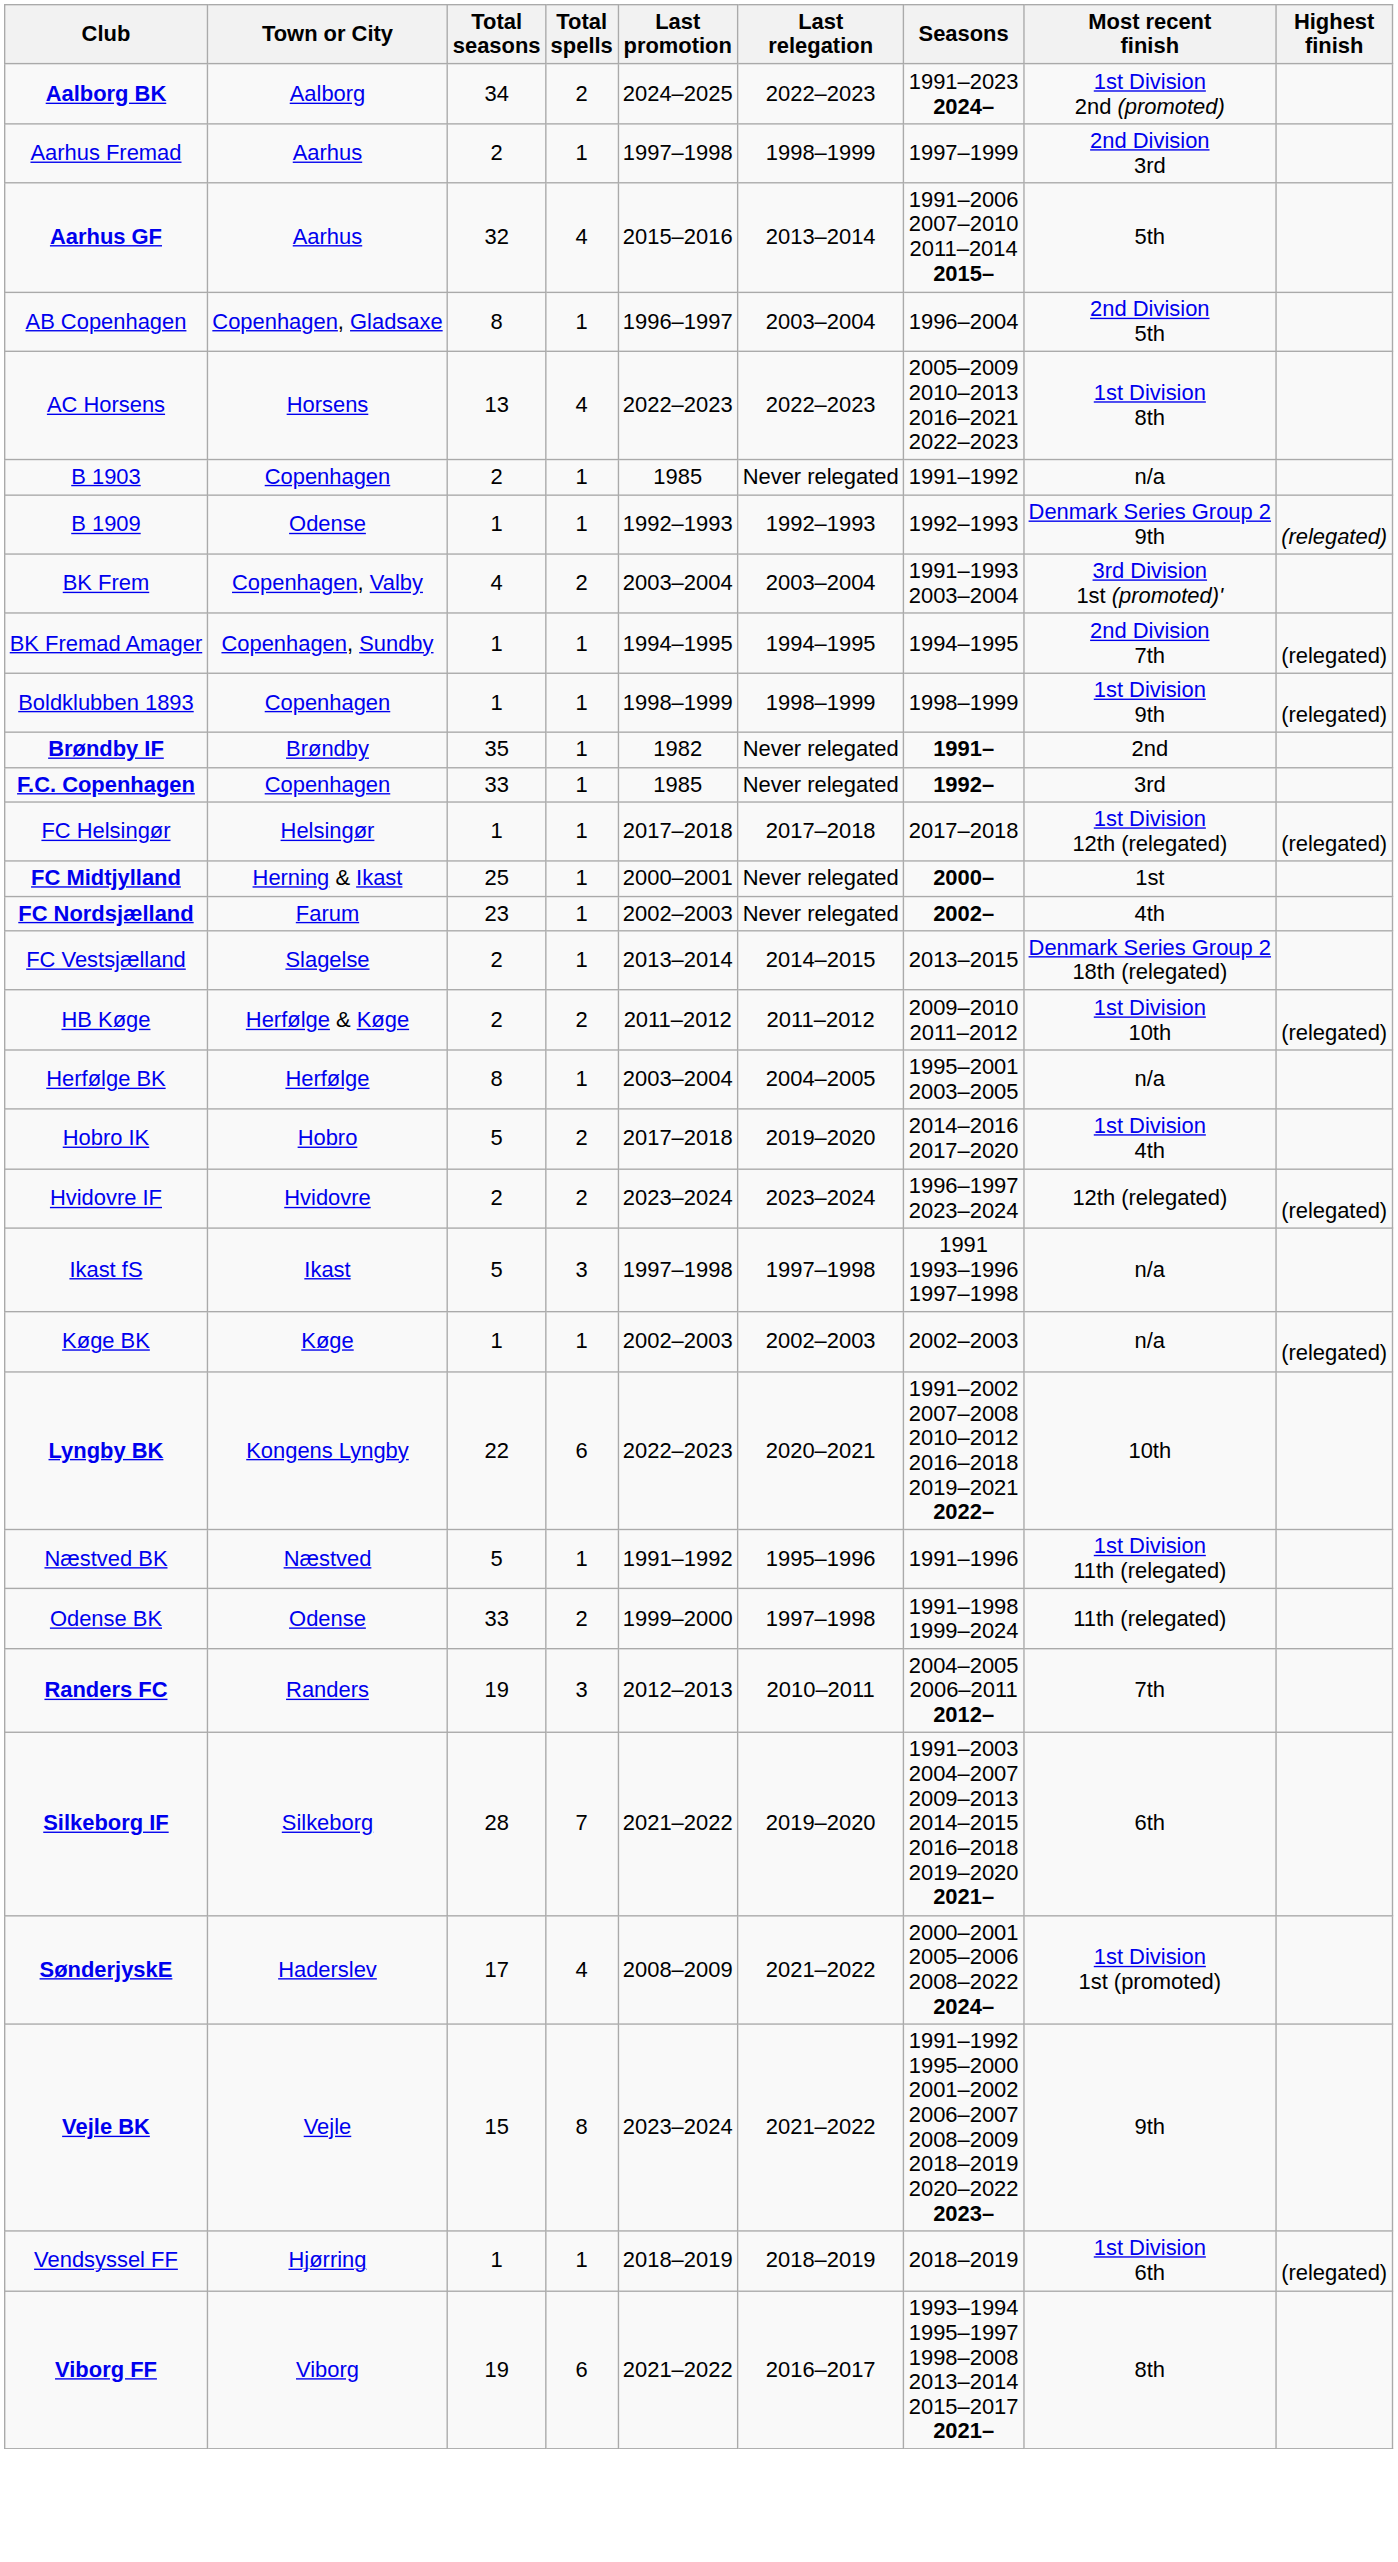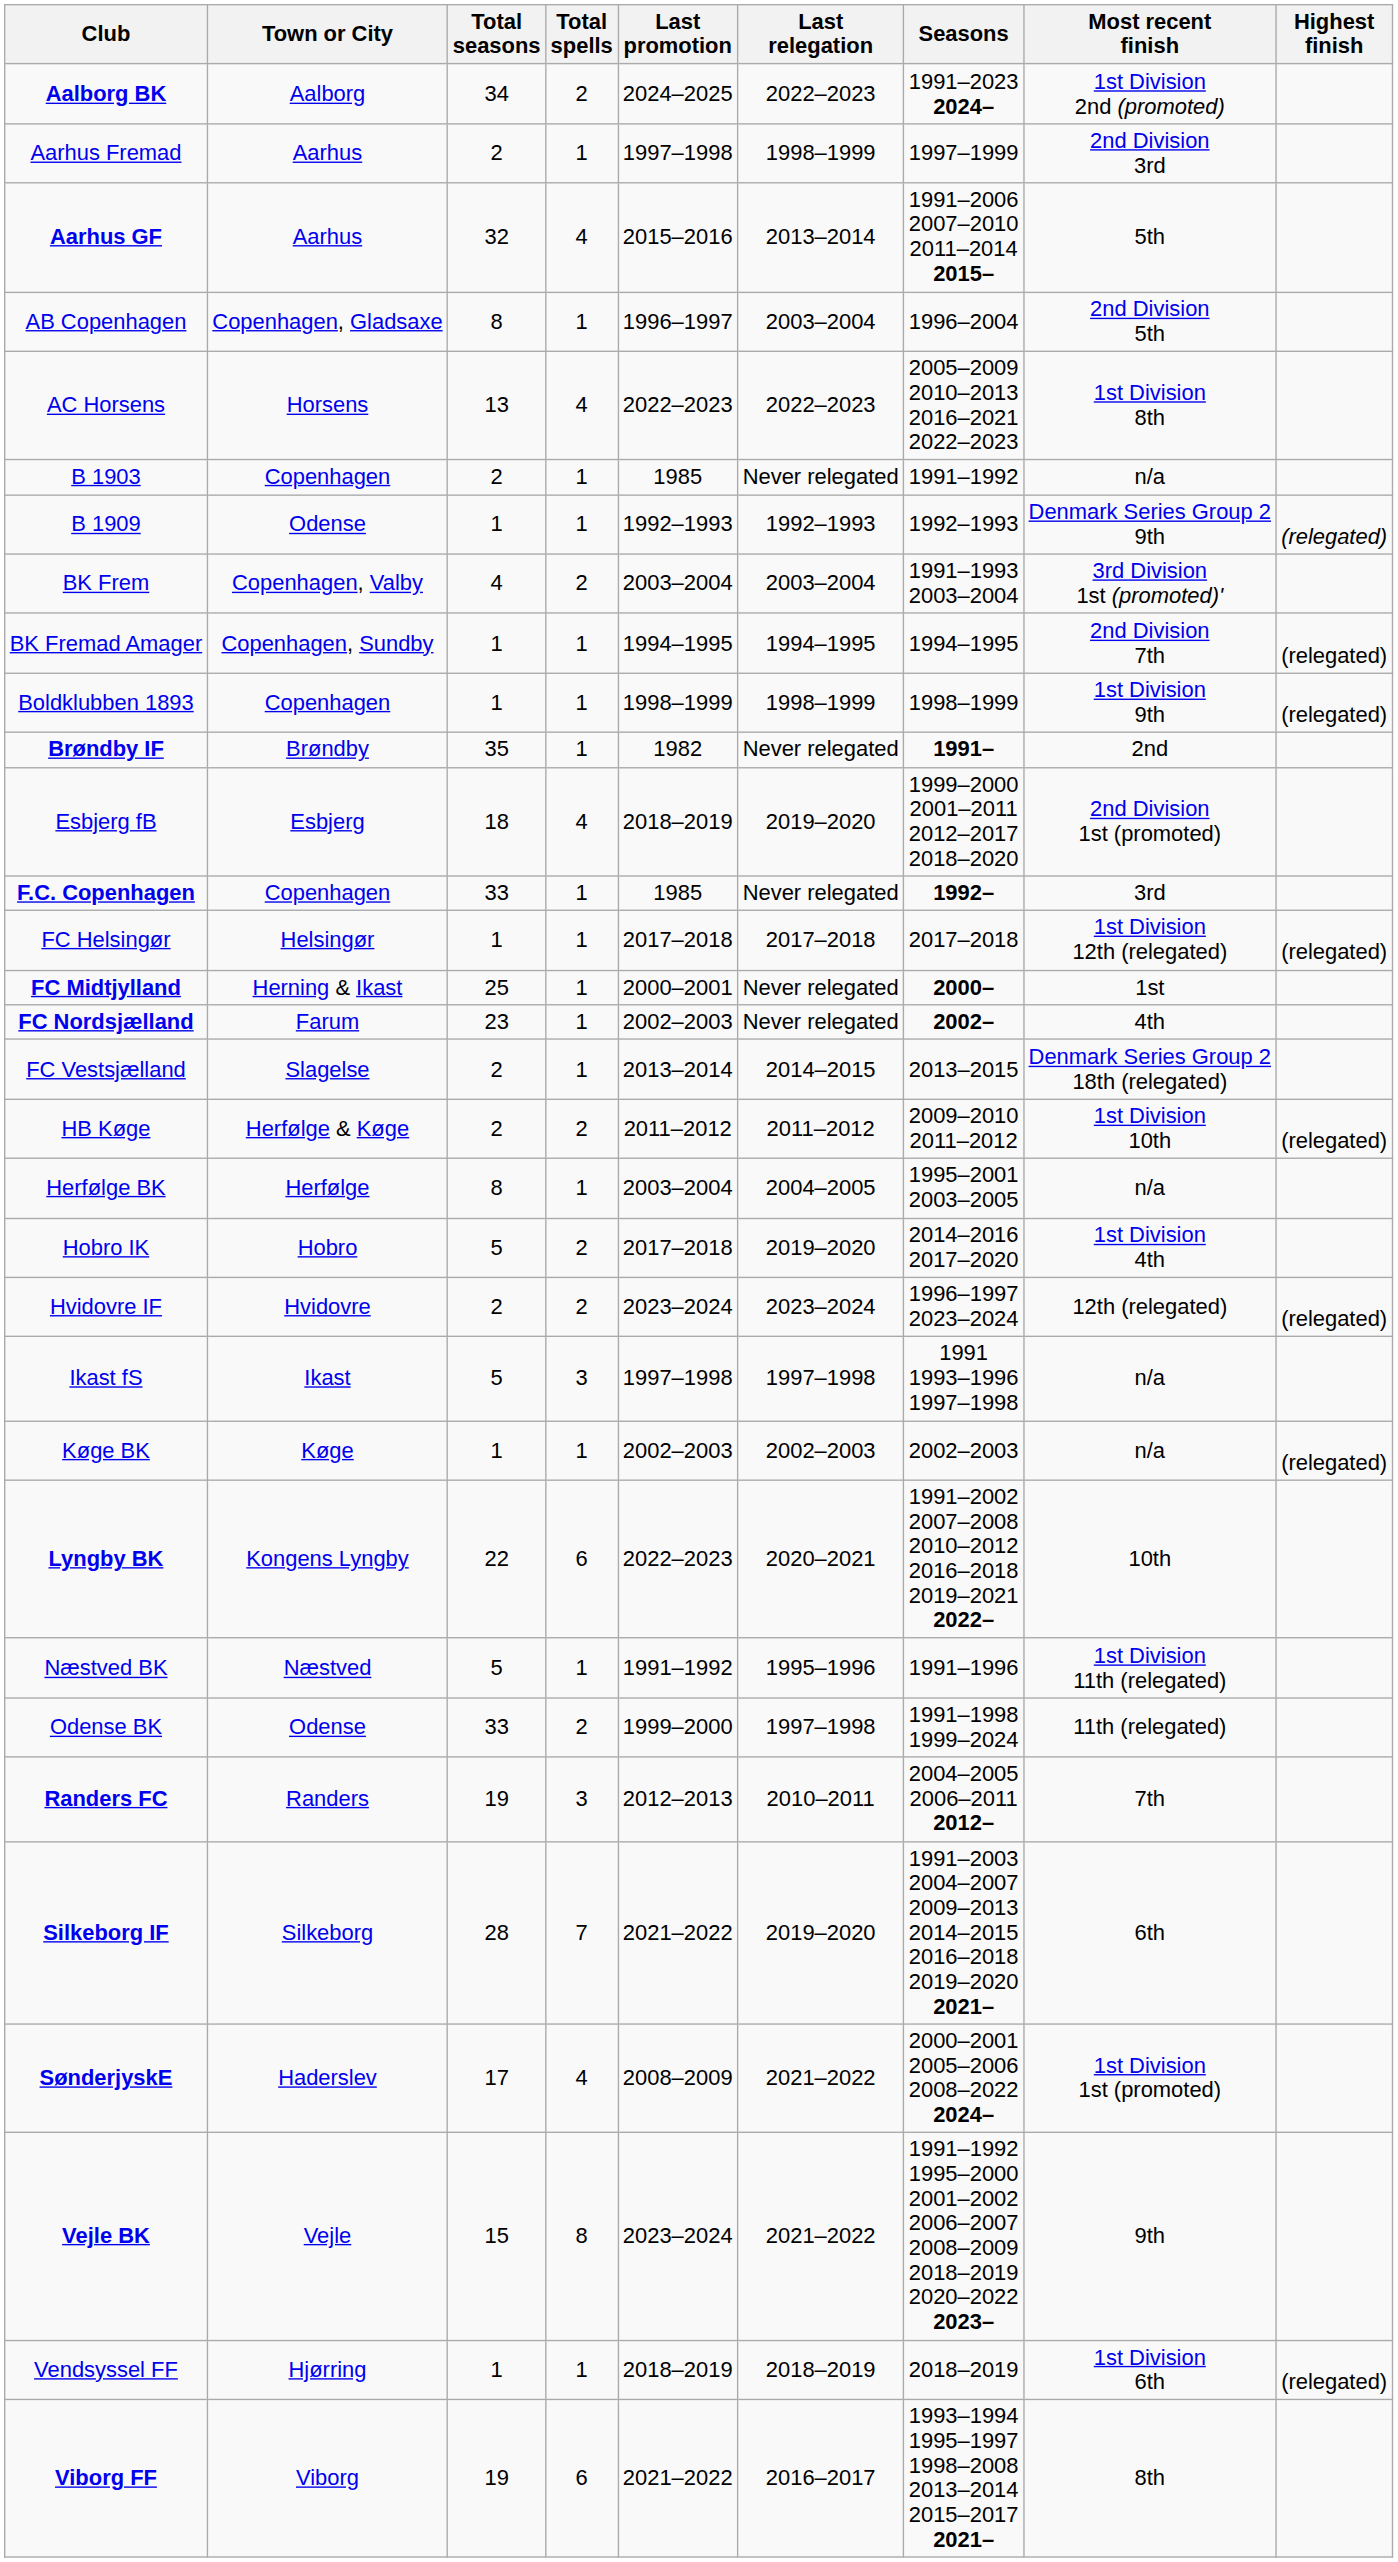+ row: (106, 821)
